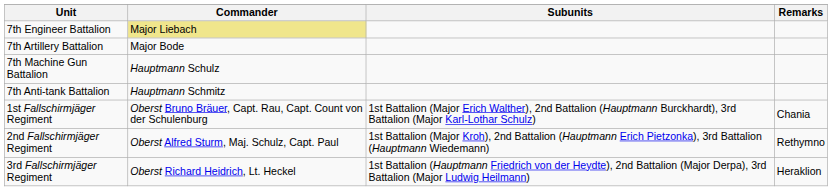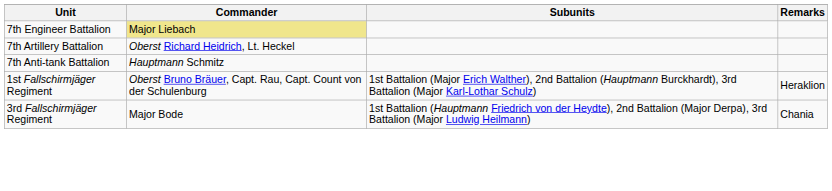(157, 46) Major Bode -> (212, 46) Oberst Richard Heidrich, Lt. Heckel
- row: (47, 69)
(793, 114) Chania -> (803, 85) Heraklion
- row: (53, 143)
(213, 171) Oberst Richard Heidrich, Lt. Heckel -> (156, 114) Major Bode
(799, 171) Heraklion -> (797, 114) Chania
